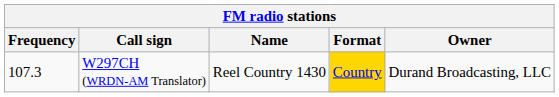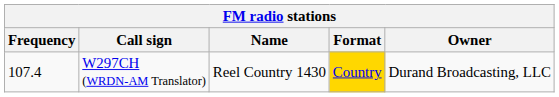(25, 71) 107.3 -> (25, 71) 107.4
